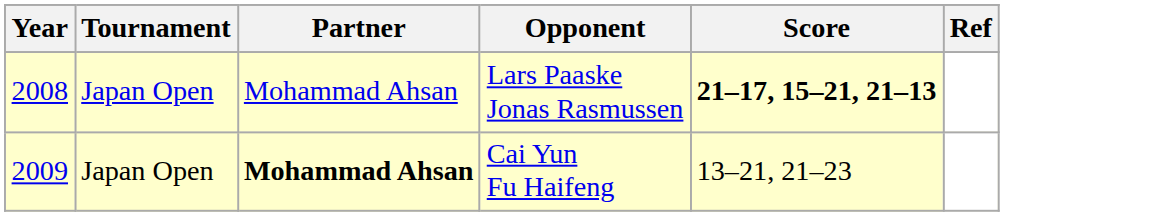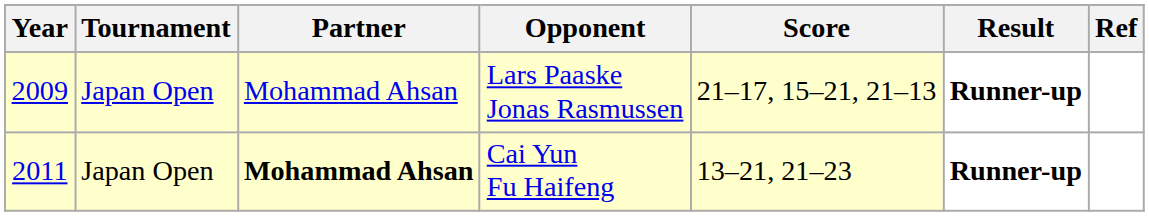+ column: (1016, 28)
(40, 91) 2008 -> (40, 91) 2009
(817, 91) bold -> (817, 91) normal
(40, 171) 2009 -> (40, 171) 2011
